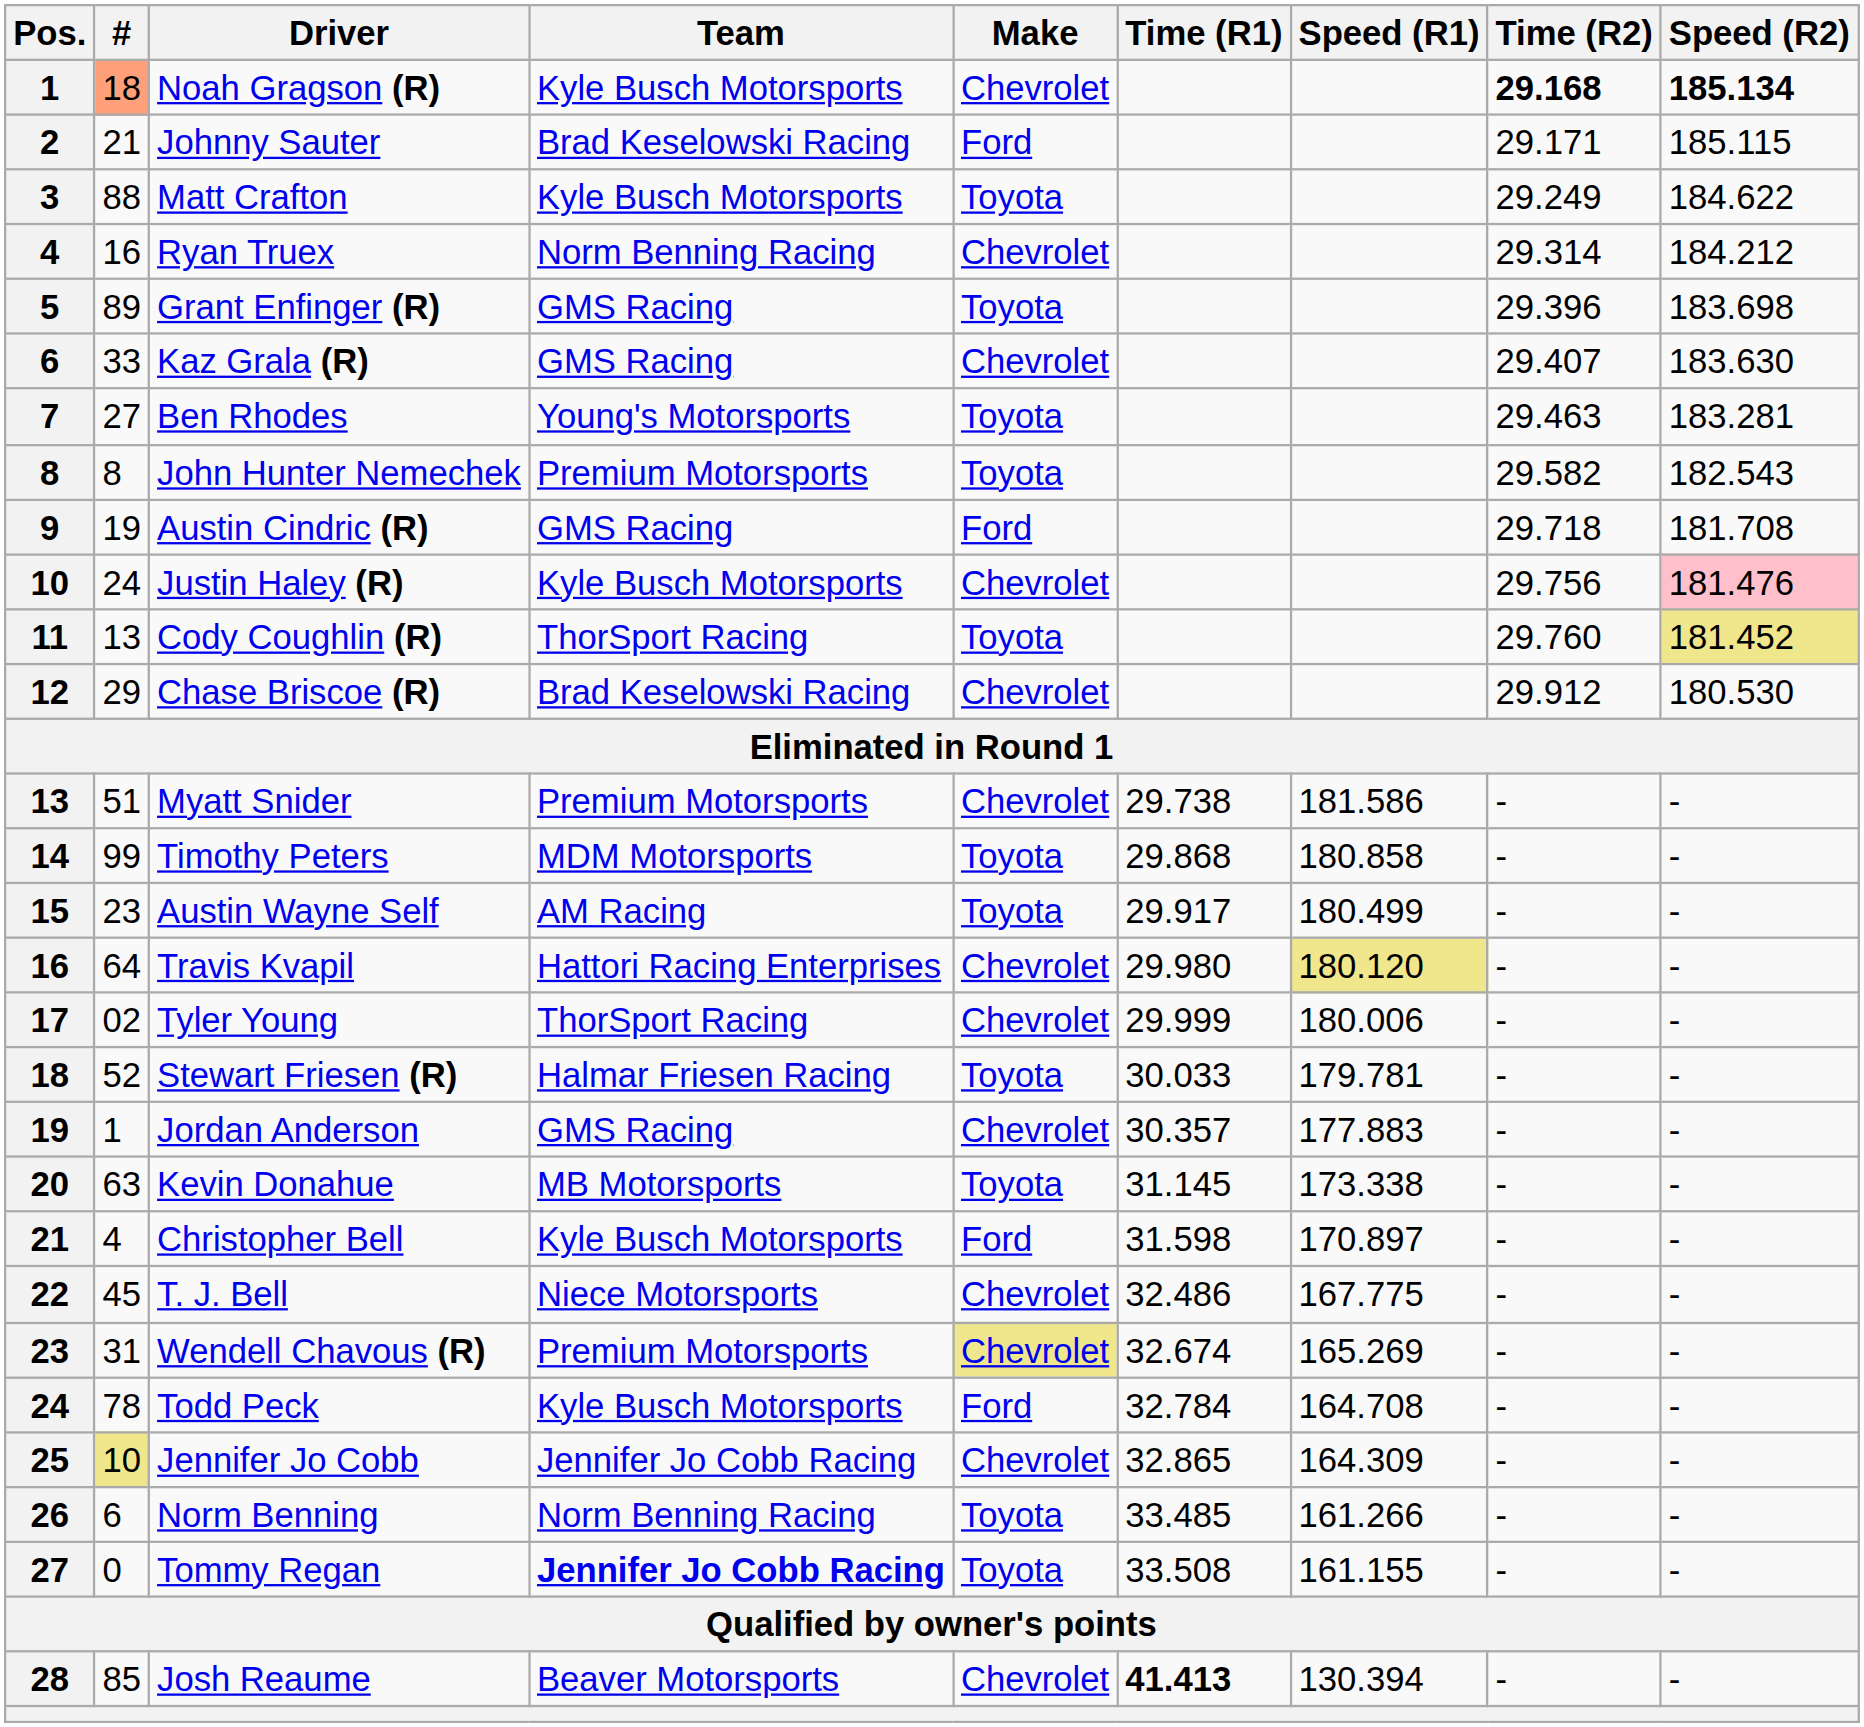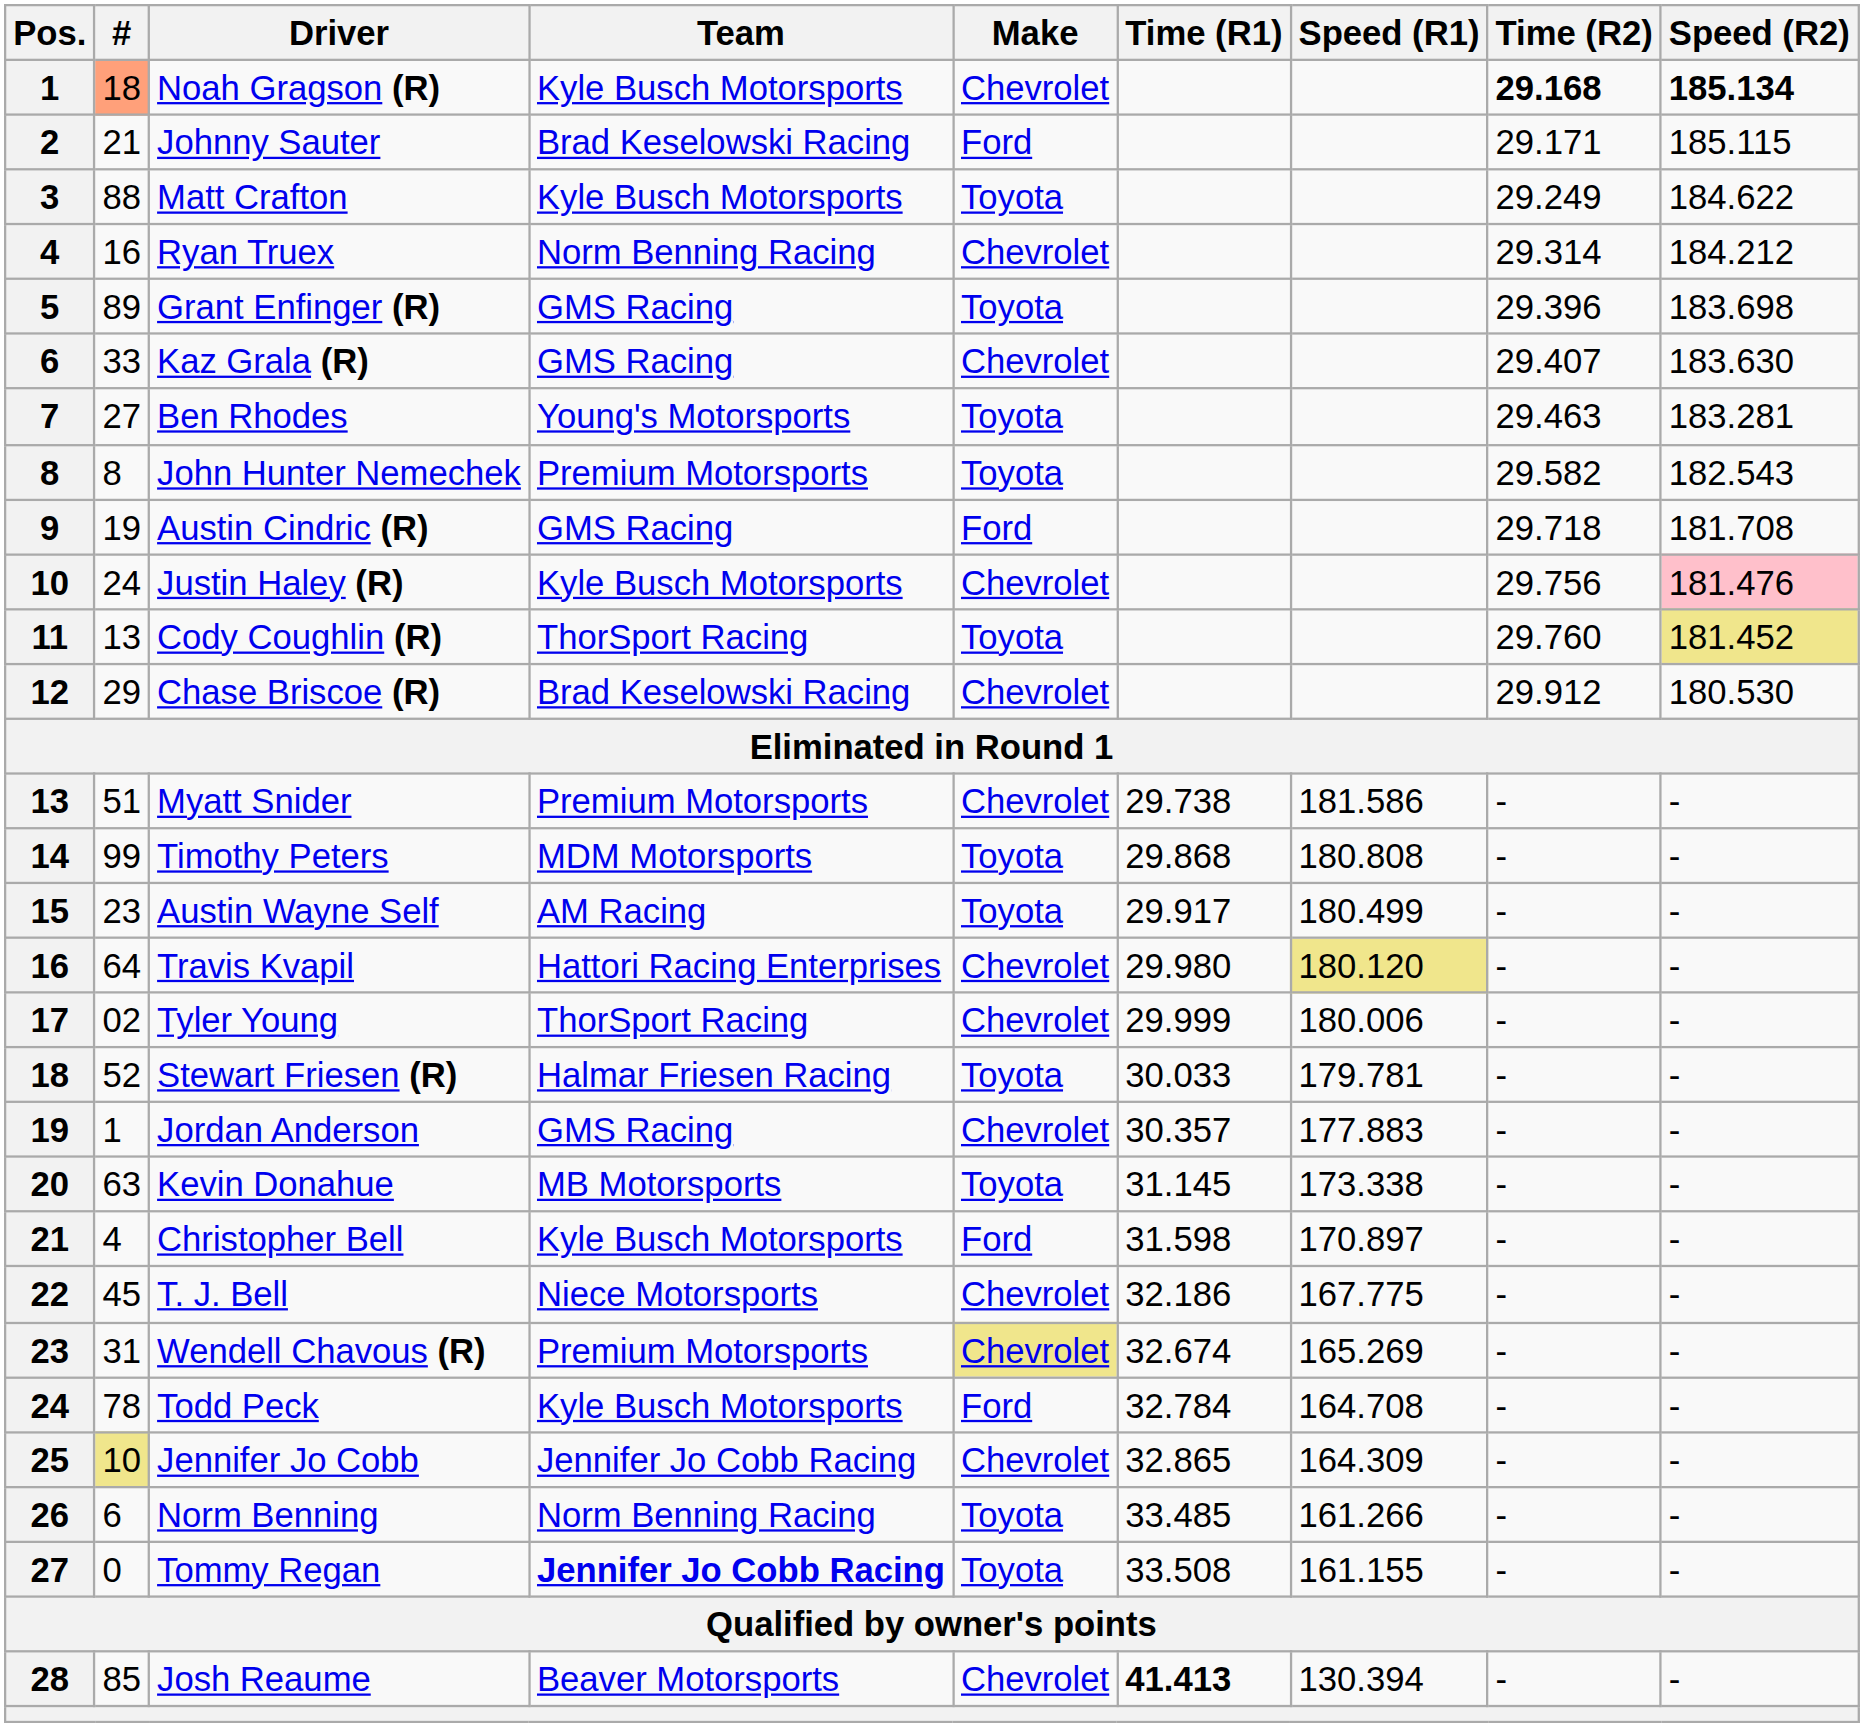(1361, 856) 180.858 -> (1361, 856) 180.808
(1178, 1295) 32.486 -> (1178, 1295) 32.186
